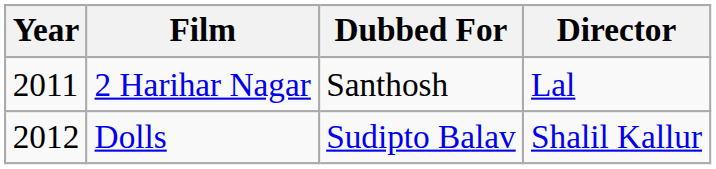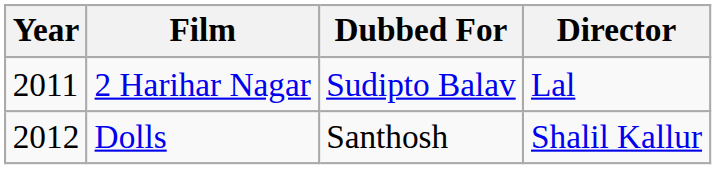(387, 83) Santhosh -> (421, 83) Sudipto Balav
(421, 136) Sudipto Balav -> (387, 136) Santhosh
